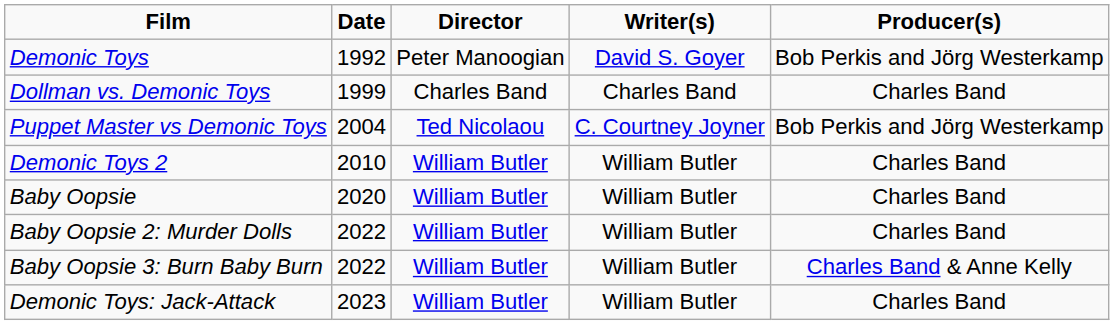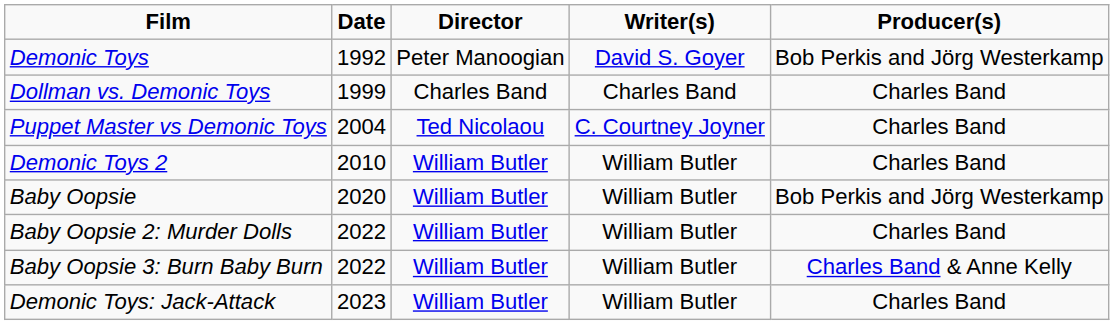(939, 127) Bob Perkis and Jörg Westerkamp -> (939, 127) Charles Band
(939, 197) Charles Band -> (939, 197) Bob Perkis and Jörg Westerkamp
